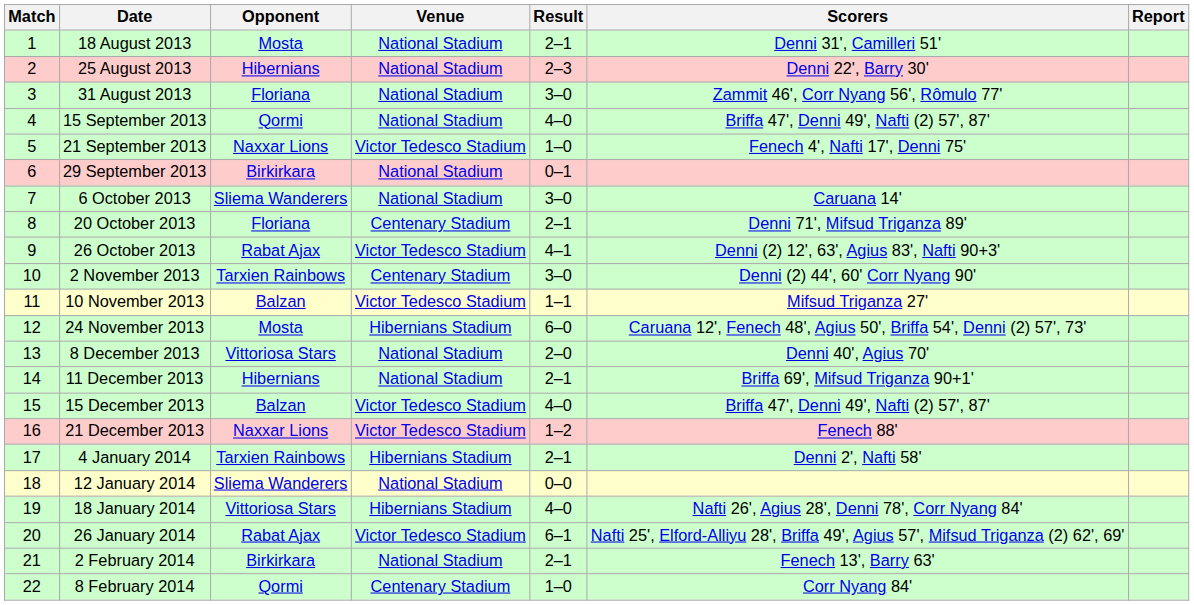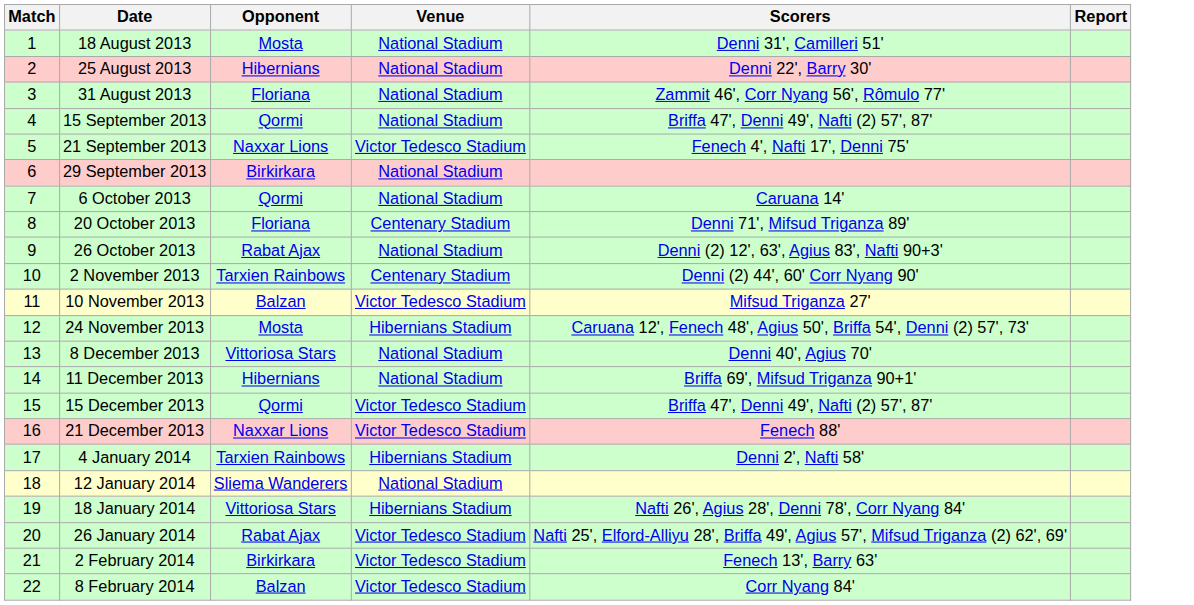- column: (558, 17)
(281, 198) Sliema Wanderers -> (281, 198) Qormi
(440, 250) Victor Tedesco Stadium -> (440, 250) National Stadium
(281, 405) Balzan -> (281, 405) Qormi
(440, 560) National Stadium -> (440, 560) Victor Tedesco Stadium
(281, 586) Qormi -> (281, 586) Balzan
(440, 586) Centenary Stadium -> (440, 586) Victor Tedesco Stadium
